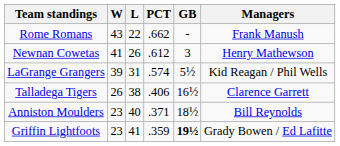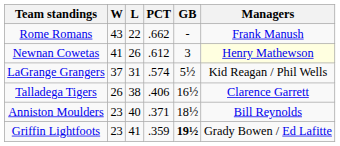(268, 53) no background -> (268, 53) lightyellow background
(117, 72) 39 -> (117, 72) 37
